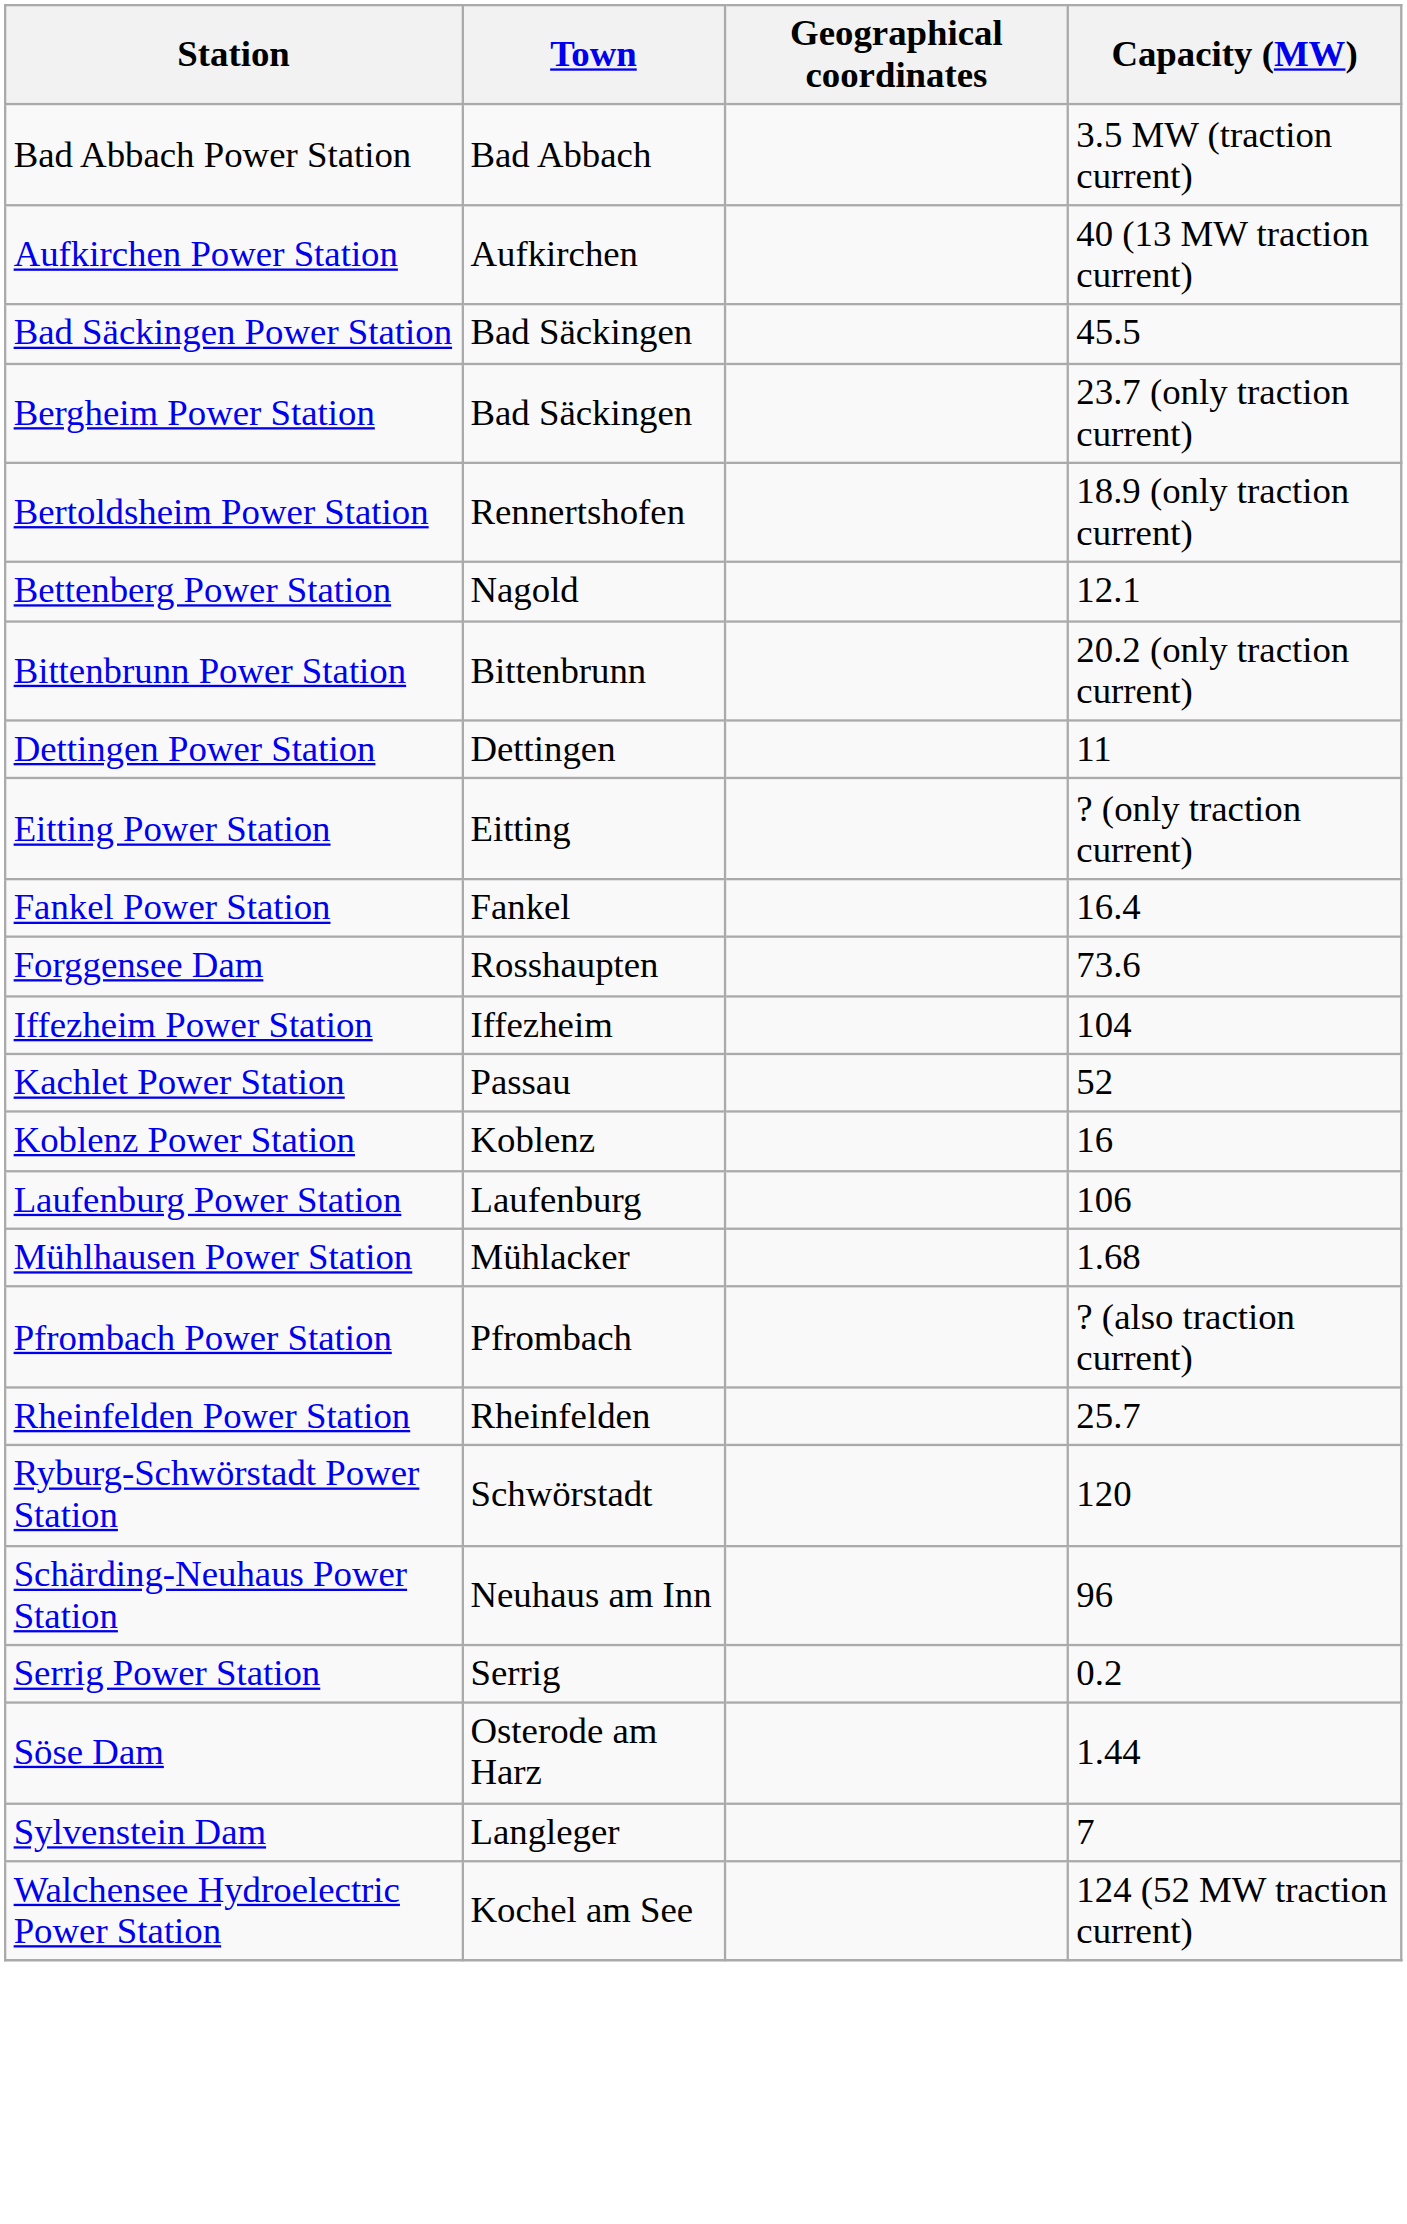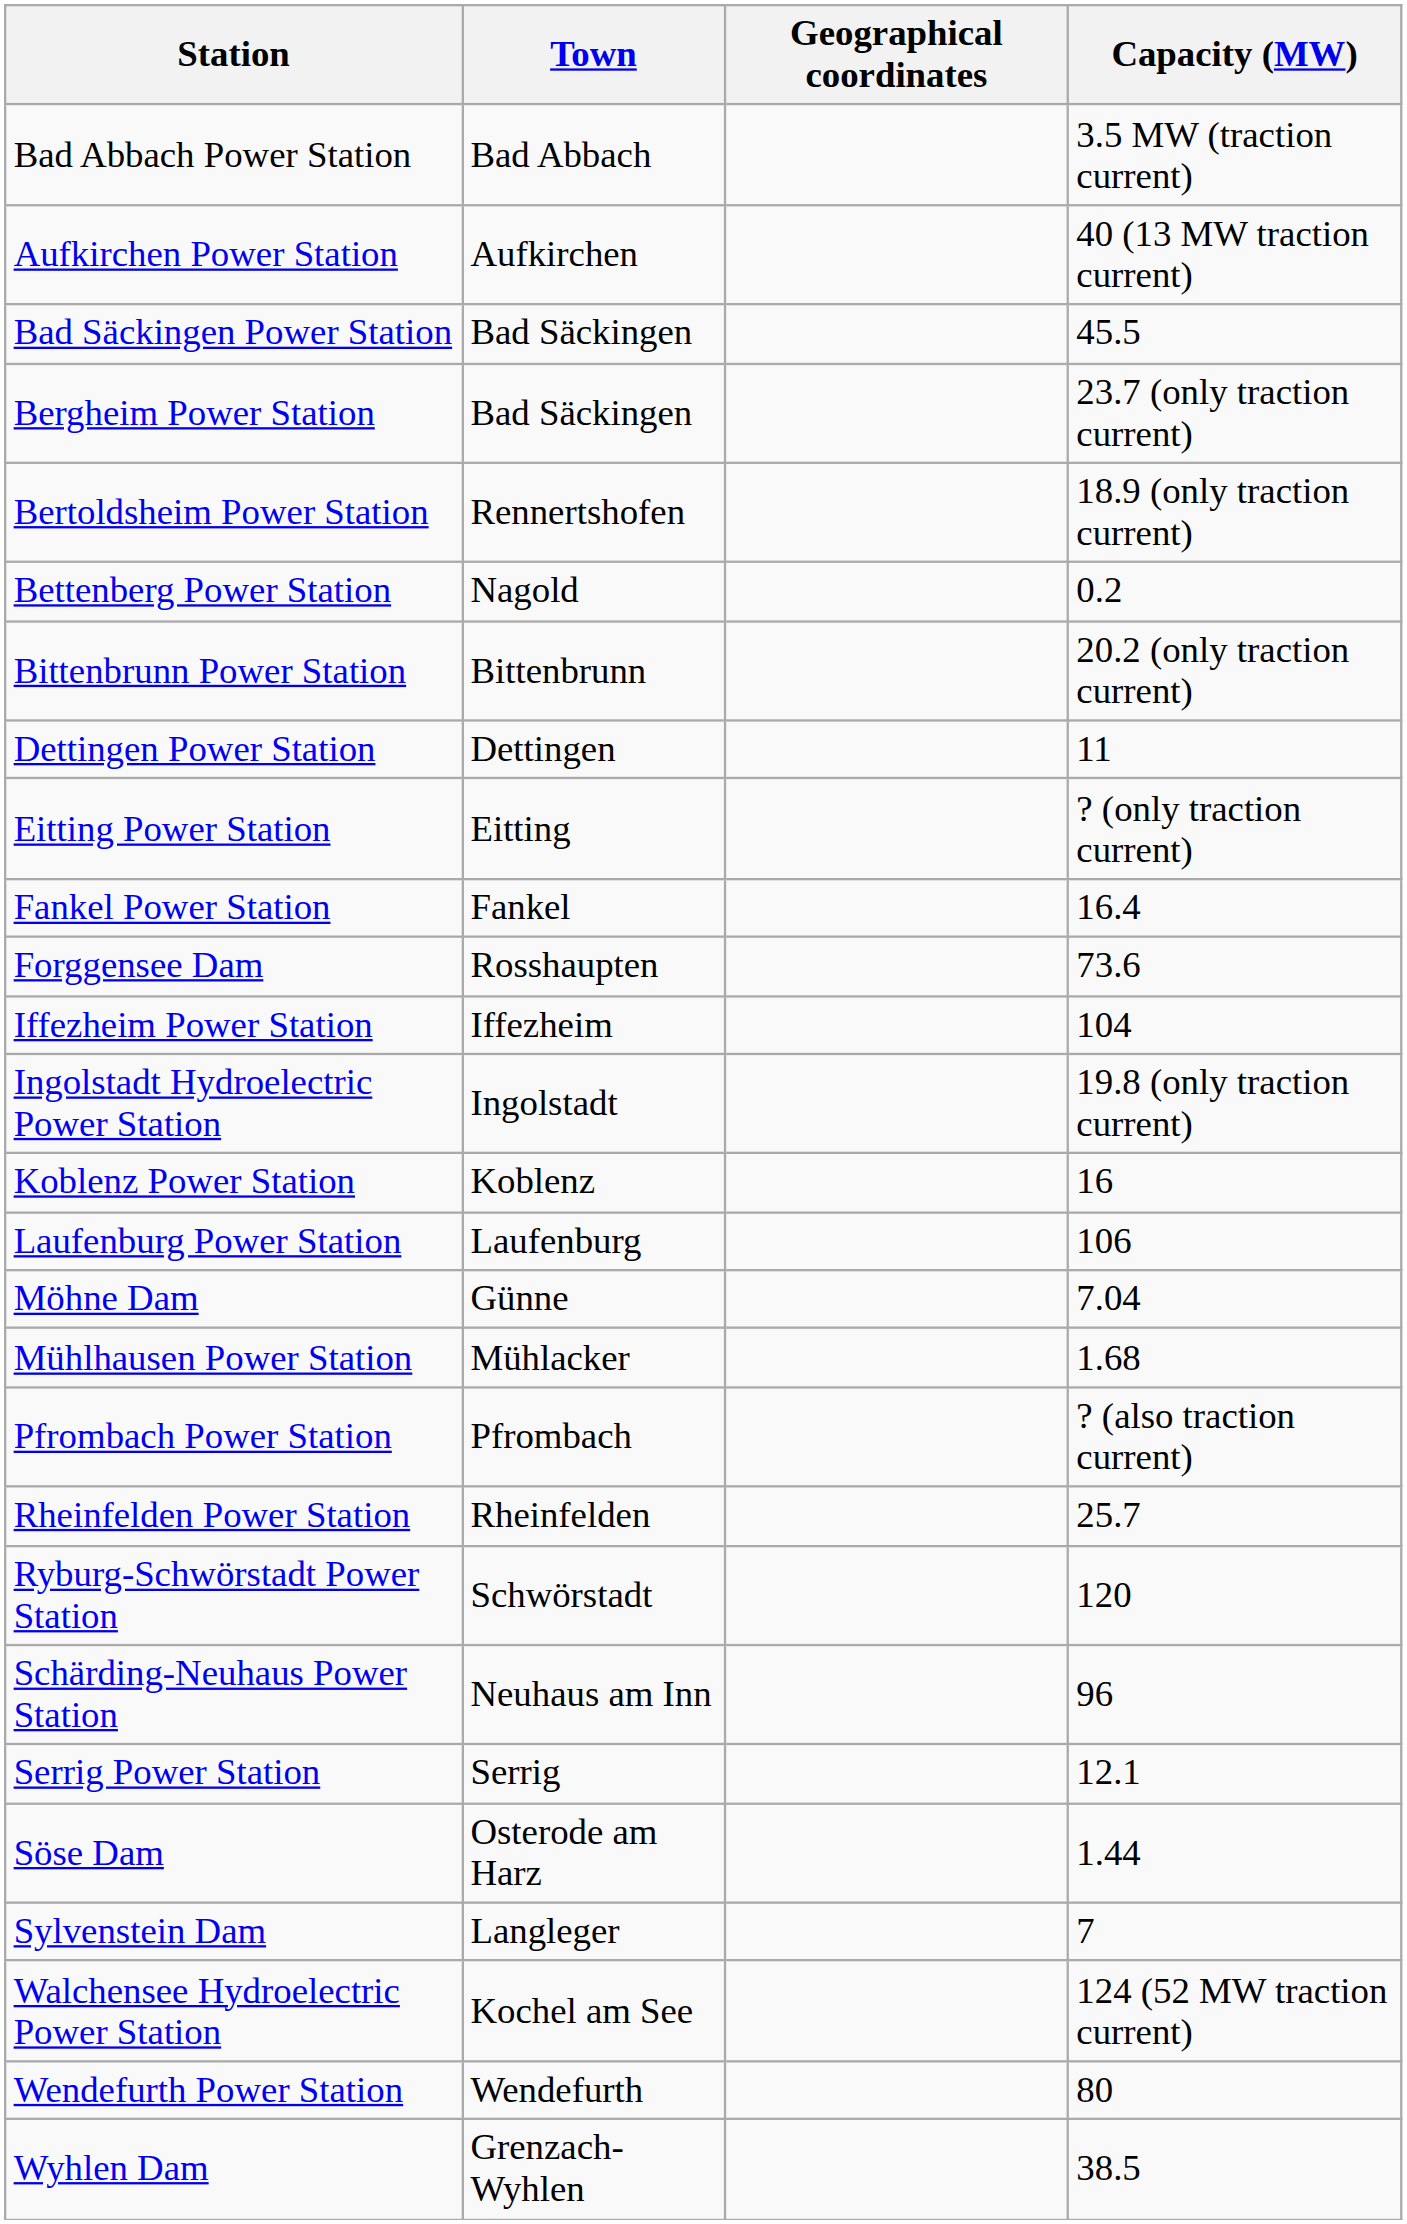(1109, 590) 12.1 -> (1099, 590) 0.2
+ row: (193, 1102)
- row: (179, 1082)
+ row: (106, 1298)
(1099, 1673) 0.2 -> (1109, 1773) 12.1
+ row: (208, 2089)
+ row: (111, 2168)
